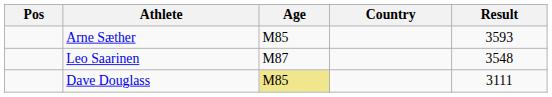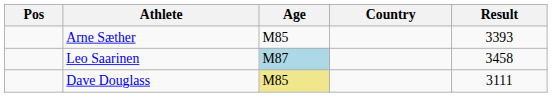(499, 37) 3593 -> (499, 37) 3393
(275, 59) no background -> (275, 59) lightblue background
(499, 59) 3548 -> (499, 59) 3458
